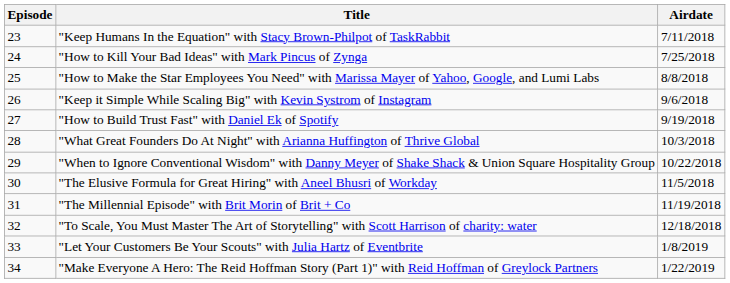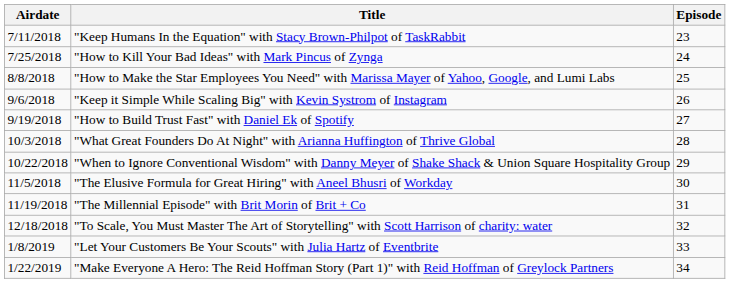columns swapped: (30, 15) <-> (691, 15)
